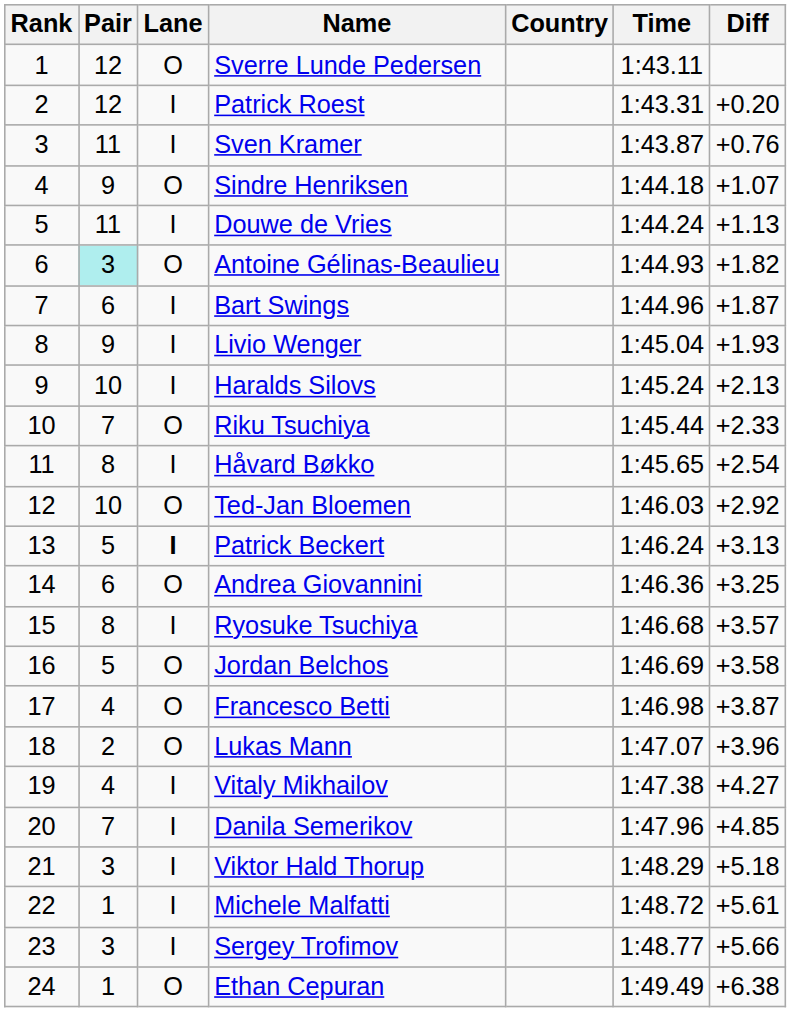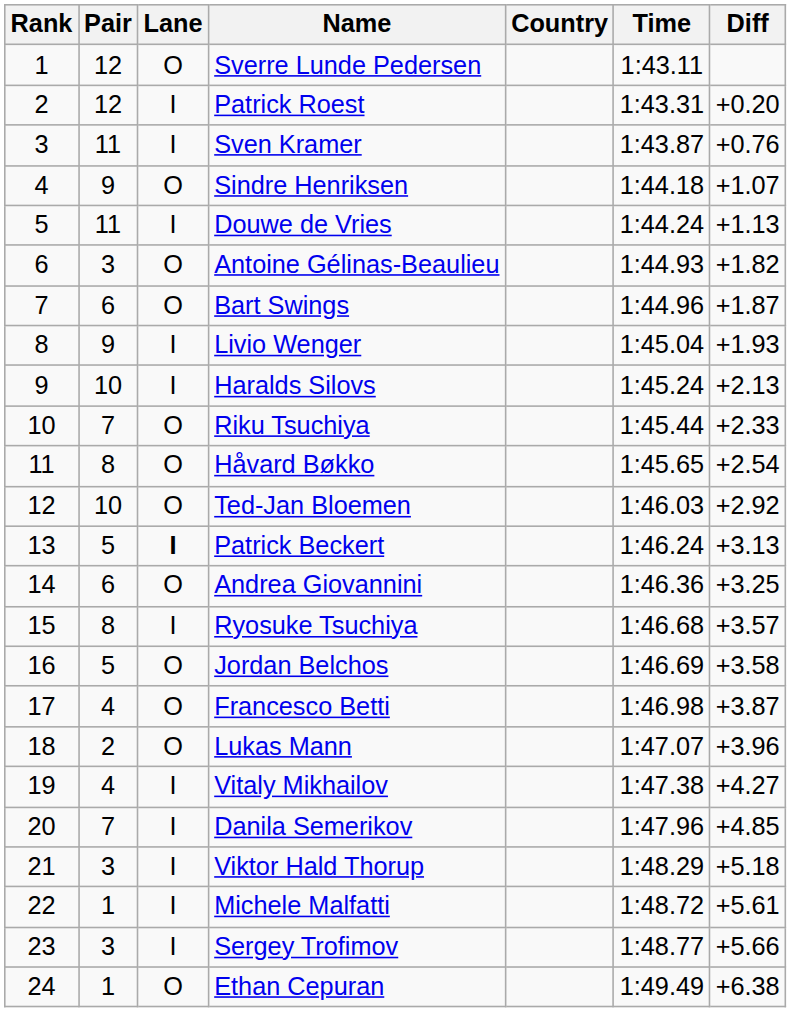(108, 265) paleturquoise background -> (108, 265) no background
(173, 305) I -> (173, 305) O
(173, 465) I -> (173, 465) O
